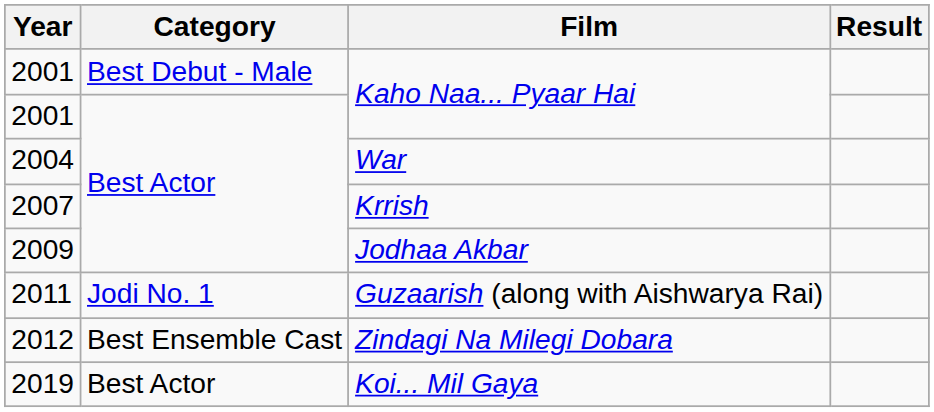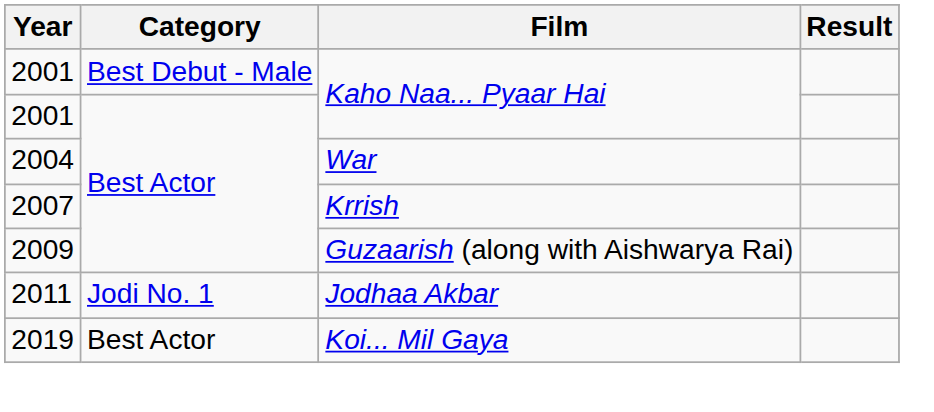(441, 250) Jodhaa Akbar -> (559, 250) Guzaarish (along with Aishwarya Rai)
(589, 294) Guzaarish (along with Aishwarya Rai) -> (412, 294) Jodhaa Akbar
- row: (43, 339)
